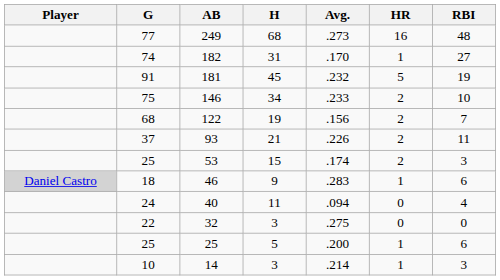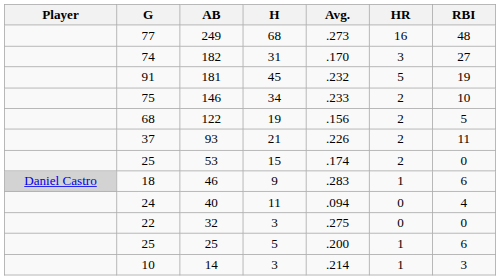(401, 56) 1 -> (401, 56) 3
(464, 118) 7 -> (464, 118) 5
(464, 160) 3 -> (464, 160) 0
